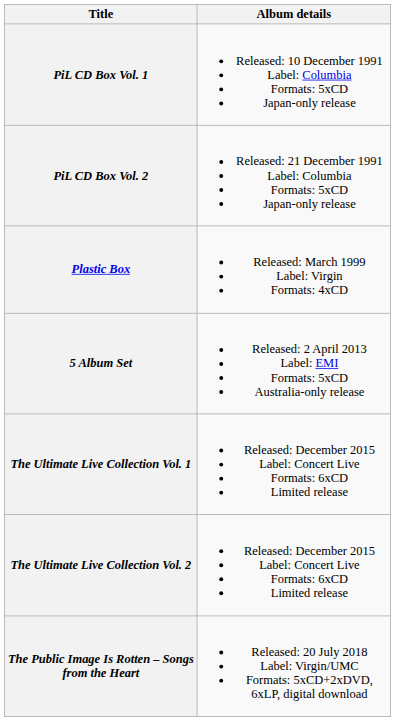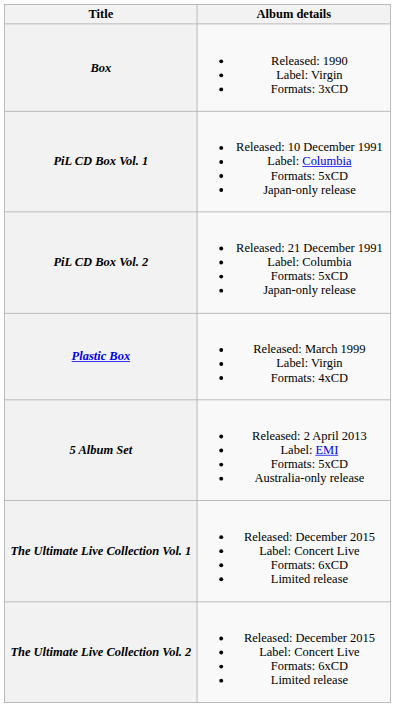+ row: (101, 67)
- row: (101, 666)
